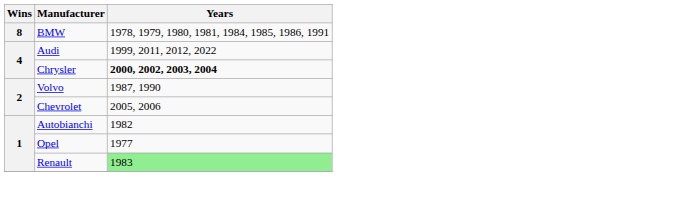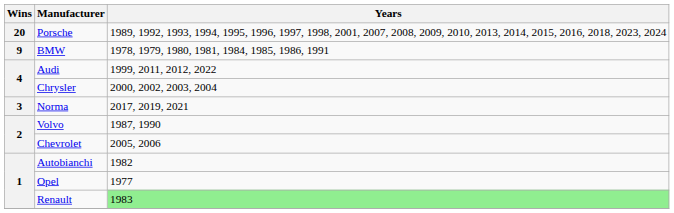+ row: (55, 32)
(19, 32) 8 -> (19, 51) 9
(163, 69) bold -> (163, 88) normal
+ row: (53, 106)
